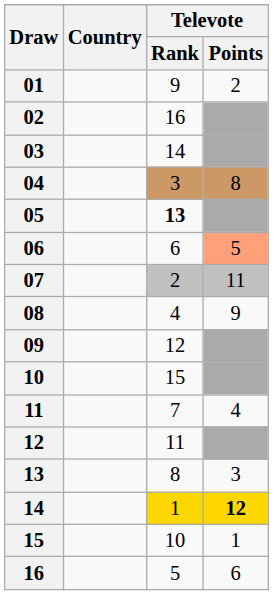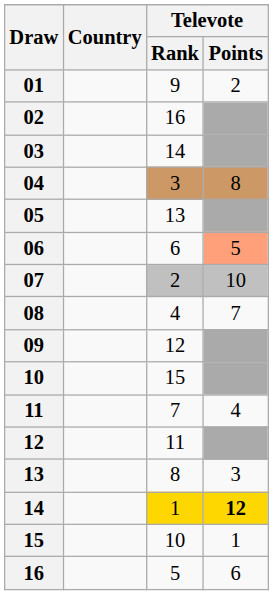(175, 215) bold -> (175, 215) normal
(236, 280) 11 -> (236, 280) 10
(236, 313) 9 -> (236, 313) 7
